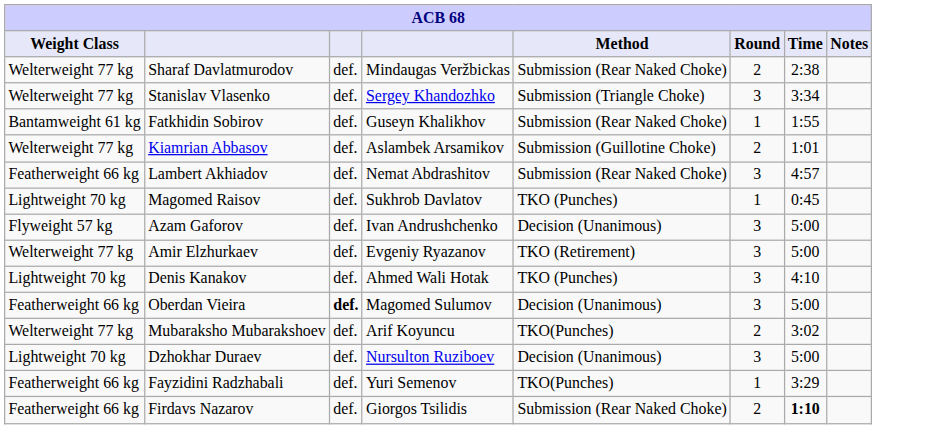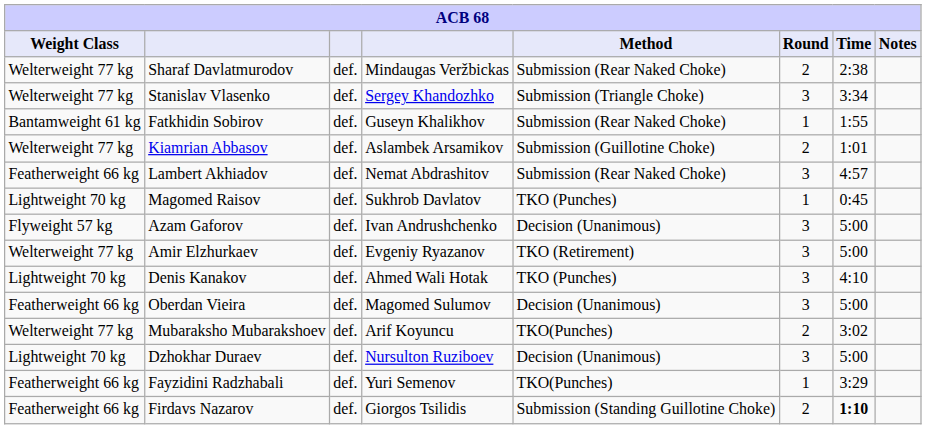(346, 305) bold -> (345, 305) normal
(622, 409) Submission (Rear Naked Choke) -> (646, 409) Submission (Standing Guillotine Choke)
